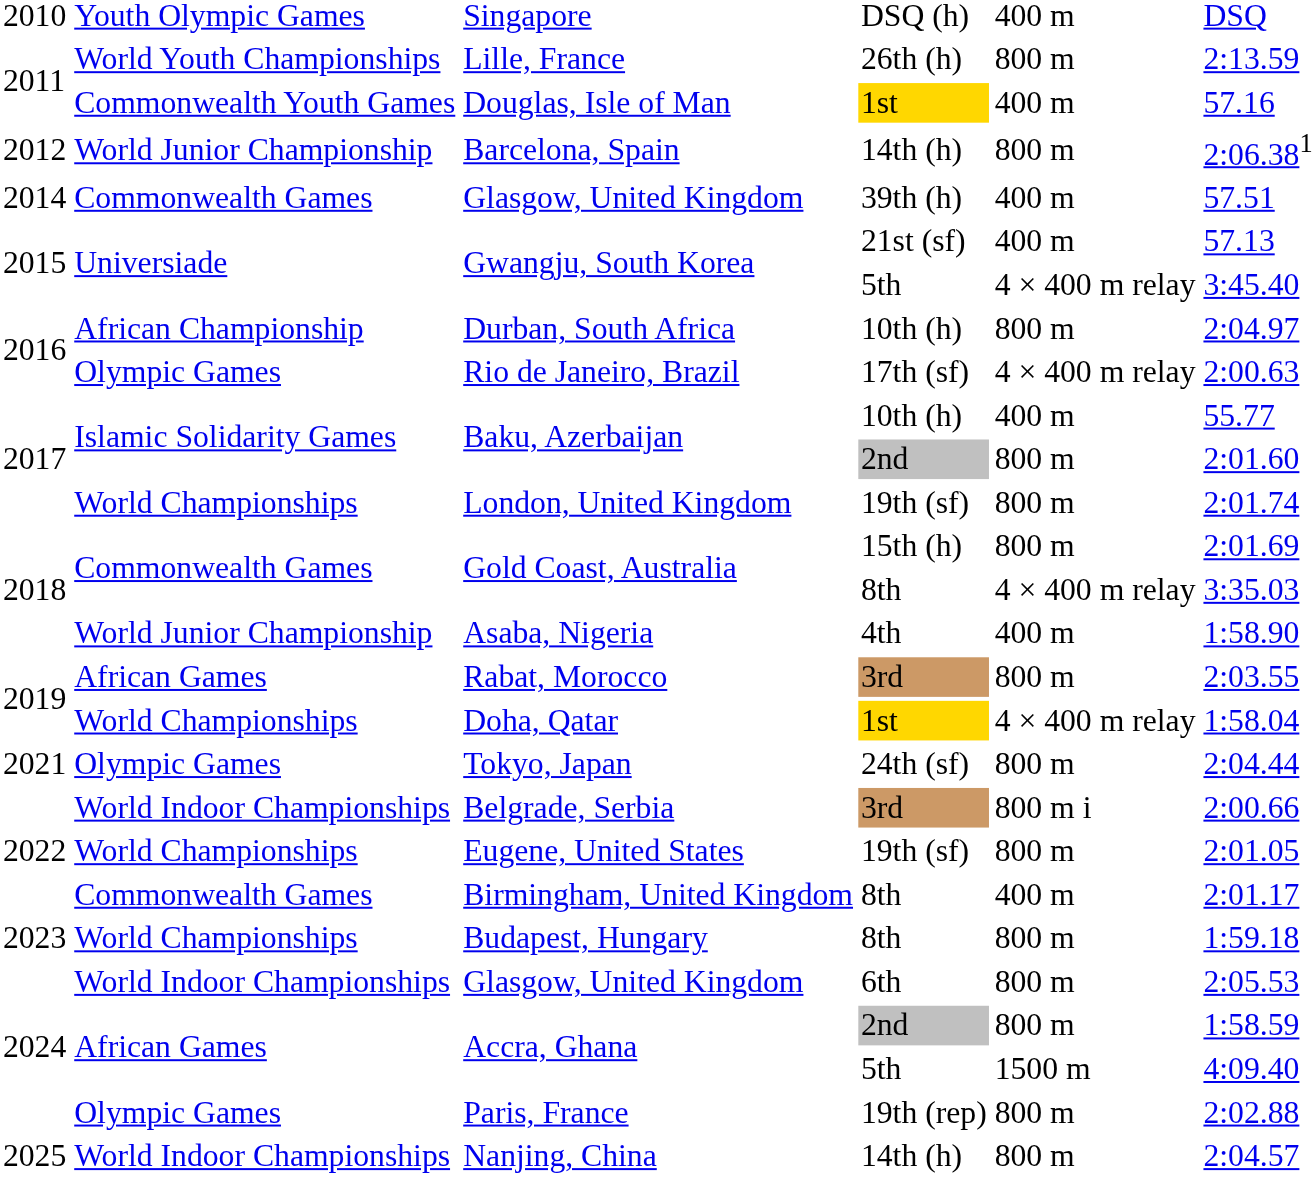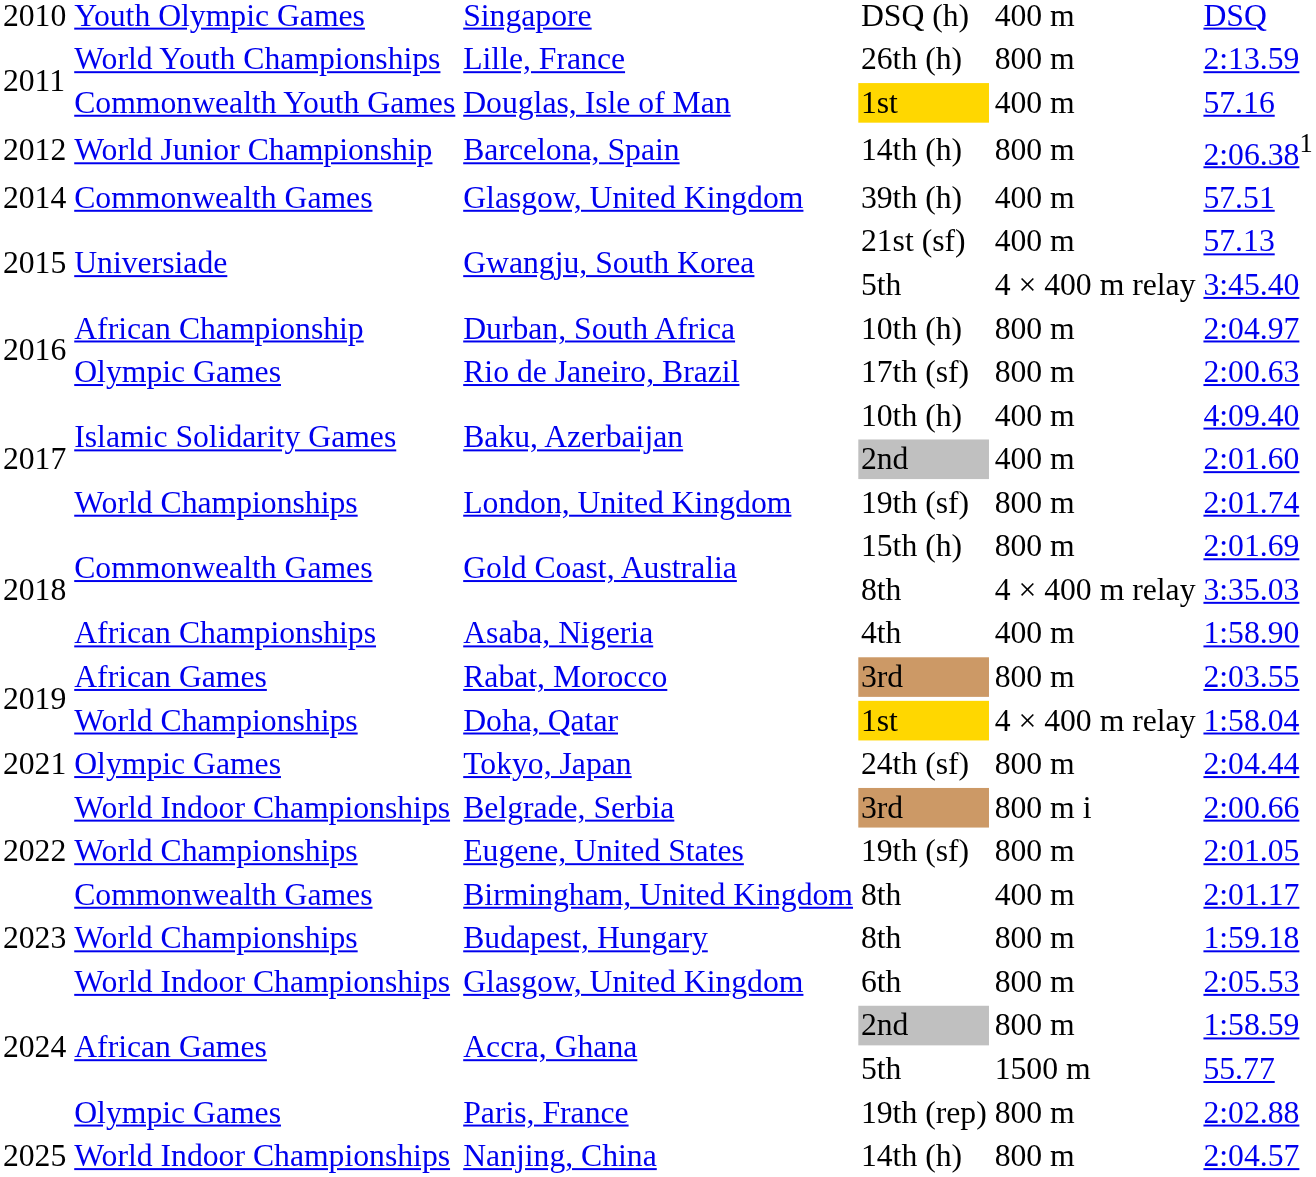(1095, 372) 4 × 400 m relay -> (1035, 372) 800 m
(1239, 415) 55.77 -> (1251, 415) 4:09.40
(1035, 459) 800 m -> (1035, 459) 400 m
(253, 633) World Junior Championship -> (225, 633) African Championships
(1251, 1069) 4:09.40 -> (1239, 1069) 55.77
